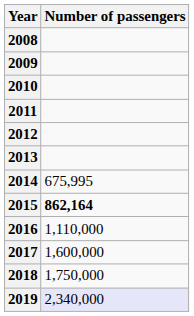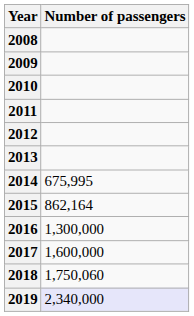(69, 205) bold -> (69, 205) normal
(74, 228) 1,110,000 -> (74, 228) 1,300,000
(74, 275) 1,750,000 -> (74, 275) 1,750,060
